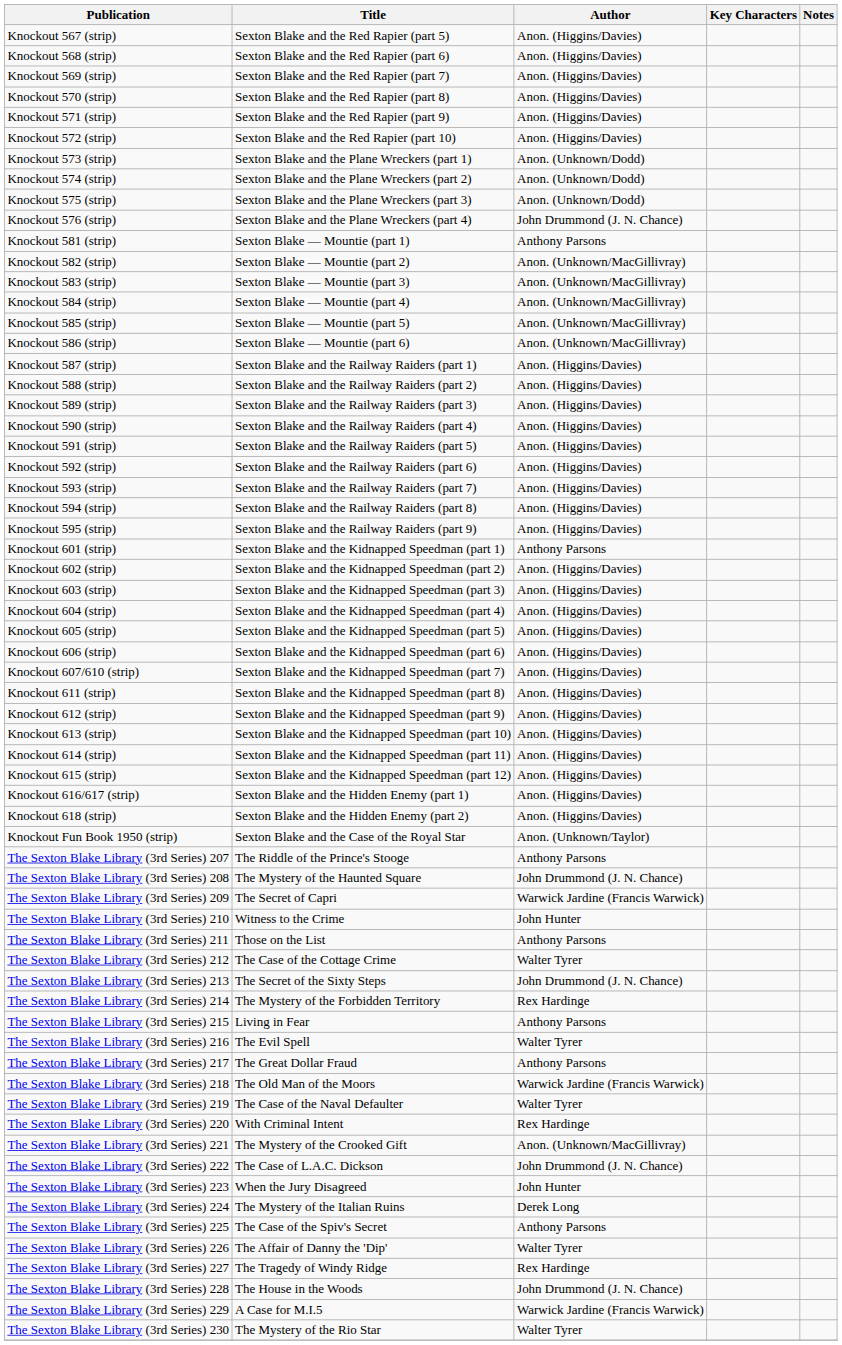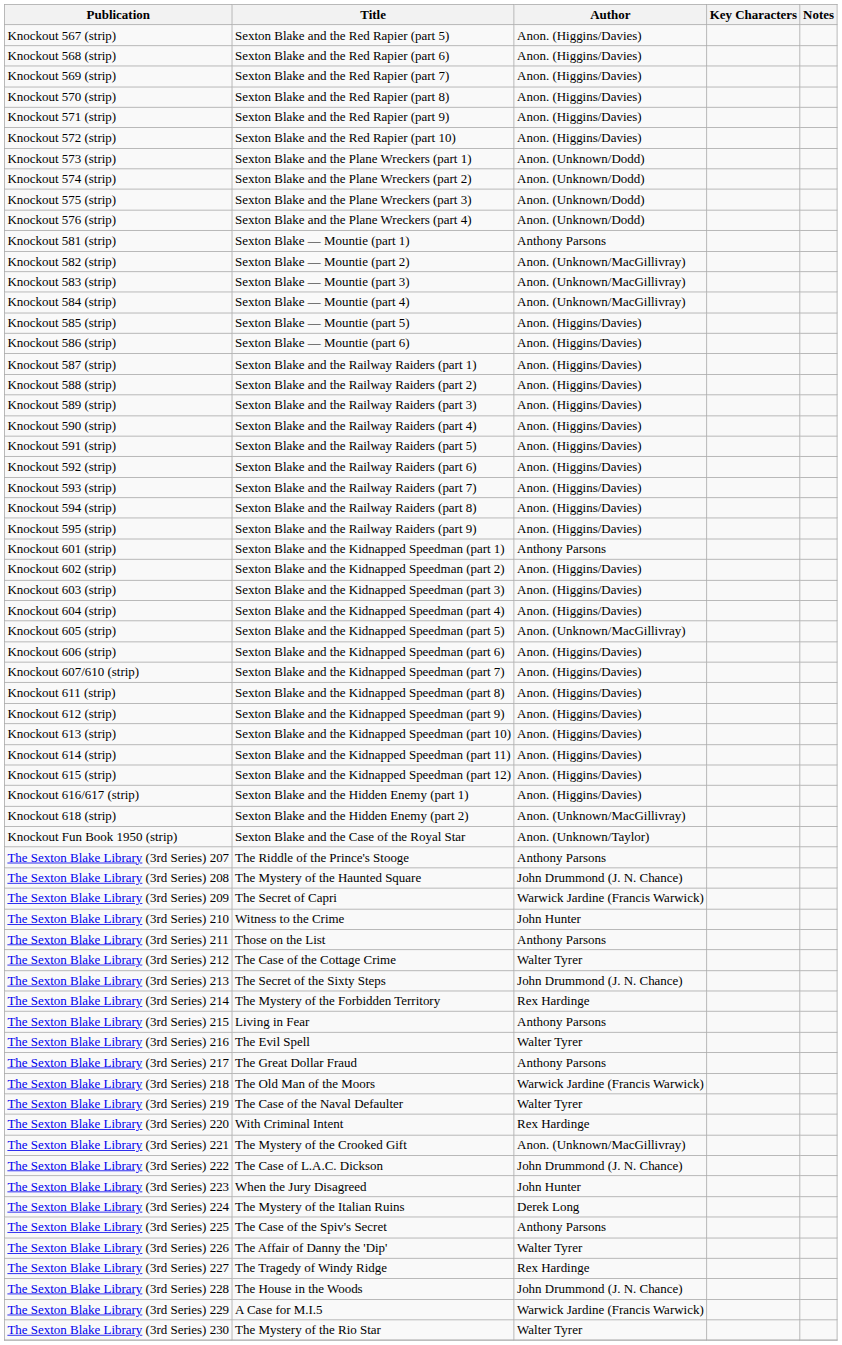(600, 220) John Drummond (J. N. Chance) -> (581, 220) Anon. (Unknown/Dodd)
(601, 323) Anon. (Unknown/MacGillivray) -> (579, 323) Anon. (Higgins/Davies)
(601, 343) Anon. (Unknown/MacGillivray) -> (579, 343) Anon. (Higgins/Davies)
(579, 631) Anon. (Higgins/Davies) -> (601, 631) Anon. (Unknown/MacGillivray)
(579, 816) Anon. (Higgins/Davies) -> (601, 816) Anon. (Unknown/MacGillivray)
